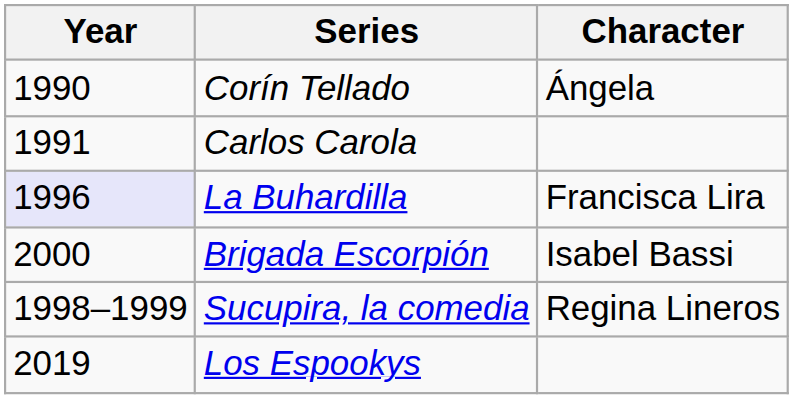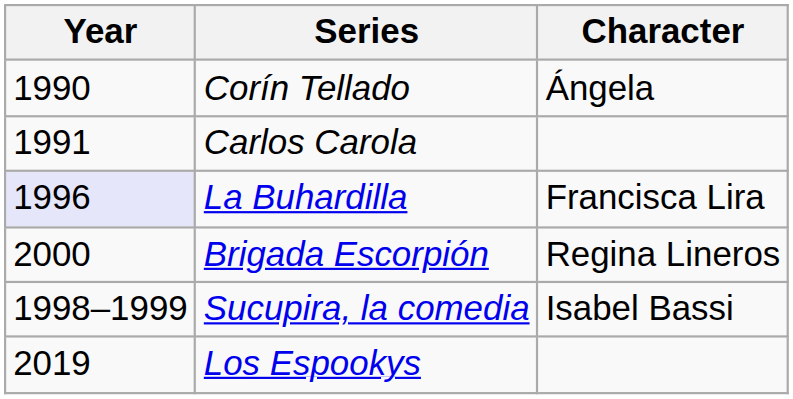(640, 253) Isabel Bassi -> (663, 253) Regina Lineros
(663, 308) Regina Lineros -> (640, 308) Isabel Bassi
